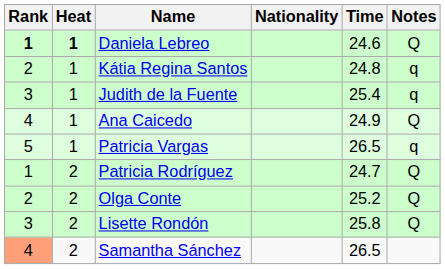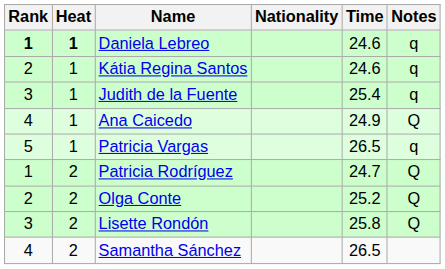(414, 43) Q -> (414, 43) q
(365, 69) 24.8 -> (365, 69) 24.6
(28, 250) lightsalmon background -> (28, 250) no background
